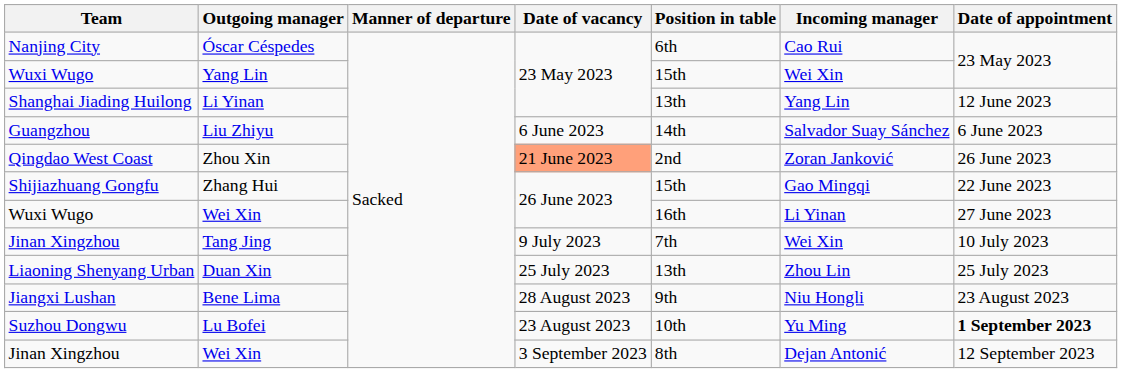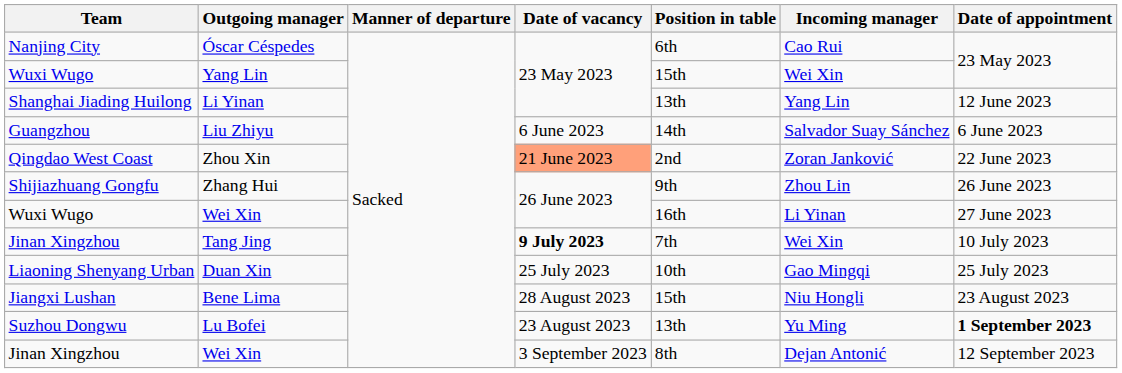(1004, 158) 26 June 2023 -> (1004, 158) 22 June 2023
(671, 185) 15th -> (666, 185) 9th
(827, 185) Gao Mingqi -> (817, 185) Zhou Lin
(1004, 185) 22 June 2023 -> (1004, 185) 26 June 2023
(560, 241) normal -> (561, 241) bold
(671, 269) 13th -> (671, 269) 10th
(817, 269) Zhou Lin -> (827, 269) Gao Mingqi
(666, 297) 9th -> (671, 297) 15th
(671, 325) 10th -> (671, 325) 13th
